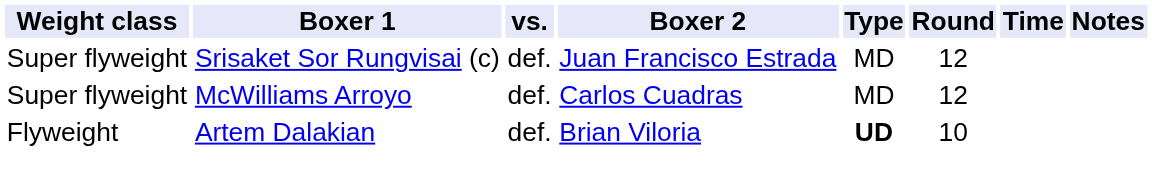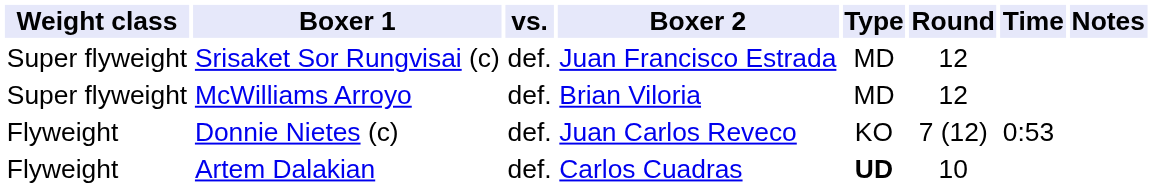(651, 95) Carlos Cuadras -> (630, 95) Brian Viloria
+ row: (297, 132)
(630, 132) Brian Viloria -> (651, 169) Carlos Cuadras
